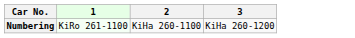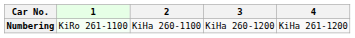+ column: (313, 12)
